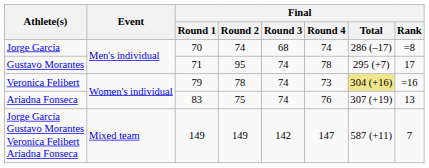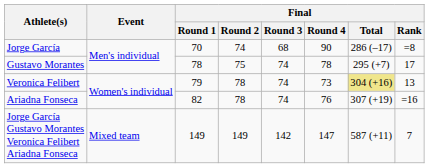(326, 48) 74 -> (326, 48) 90
(197, 65) 71 -> (197, 65) 78
(240, 65) 95 -> (240, 65) 75
(409, 82) =16 -> (409, 82) 13
(197, 100) 83 -> (197, 100) 82
(240, 100) 75 -> (240, 100) 78
(409, 100) 13 -> (409, 100) =16
